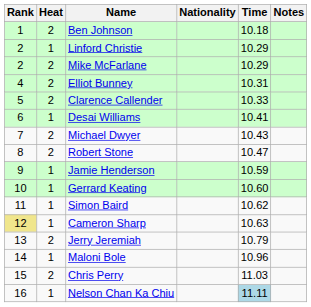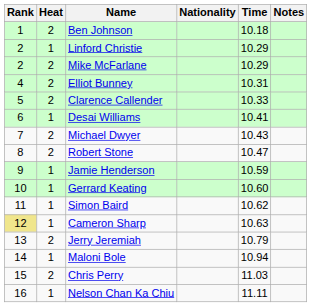(255, 258) 10.96 -> (255, 258) 10.94
(255, 293) lightblue background -> (255, 293) no background
